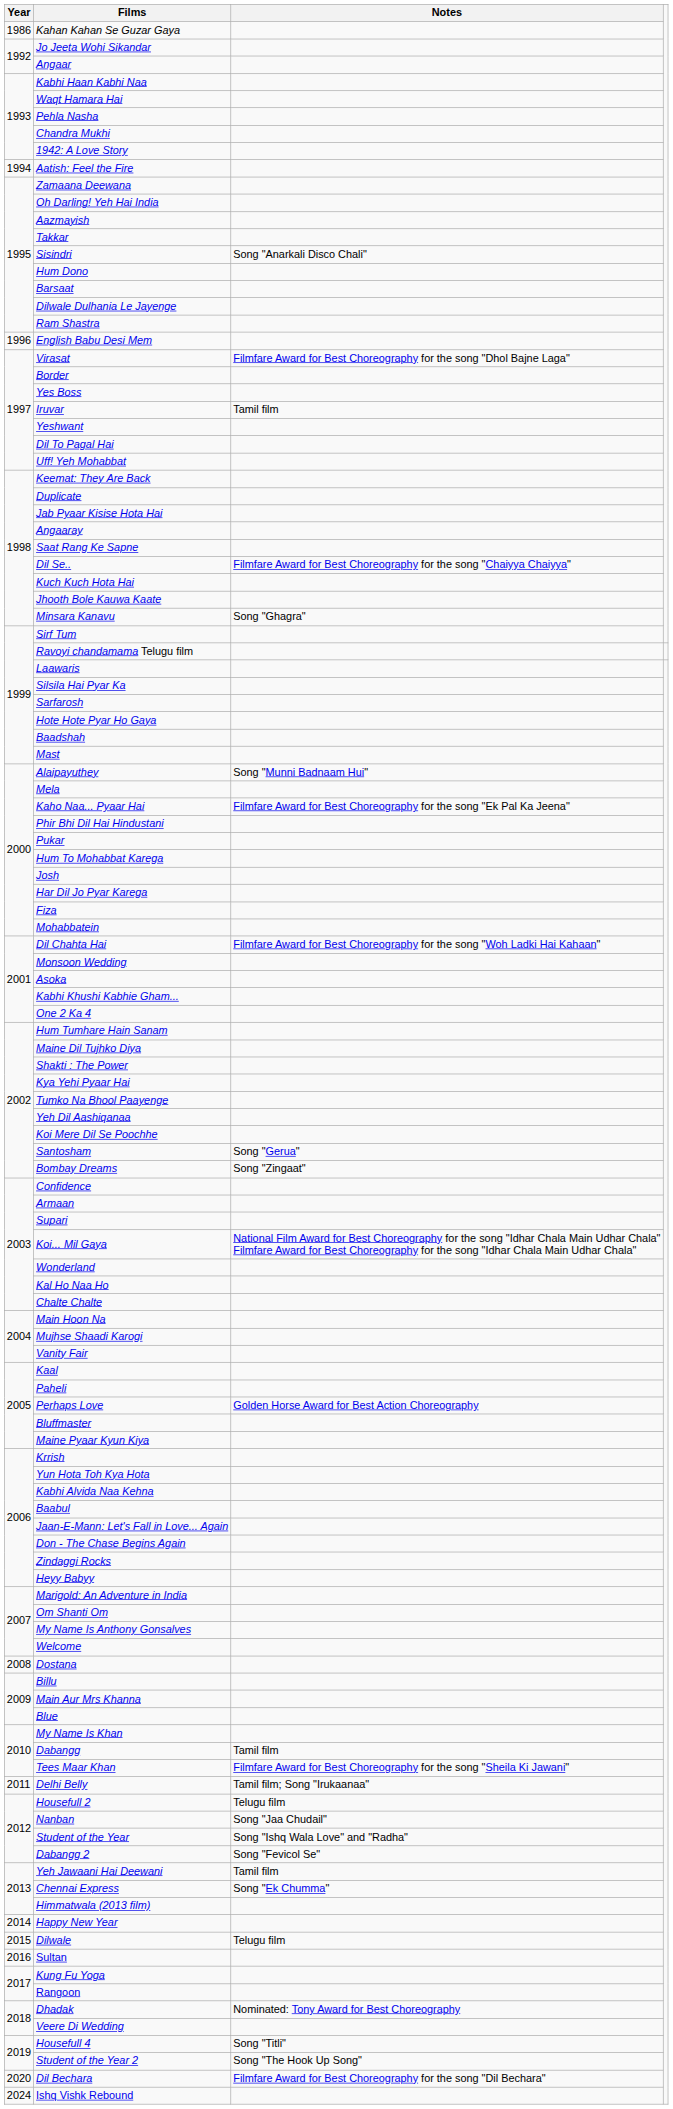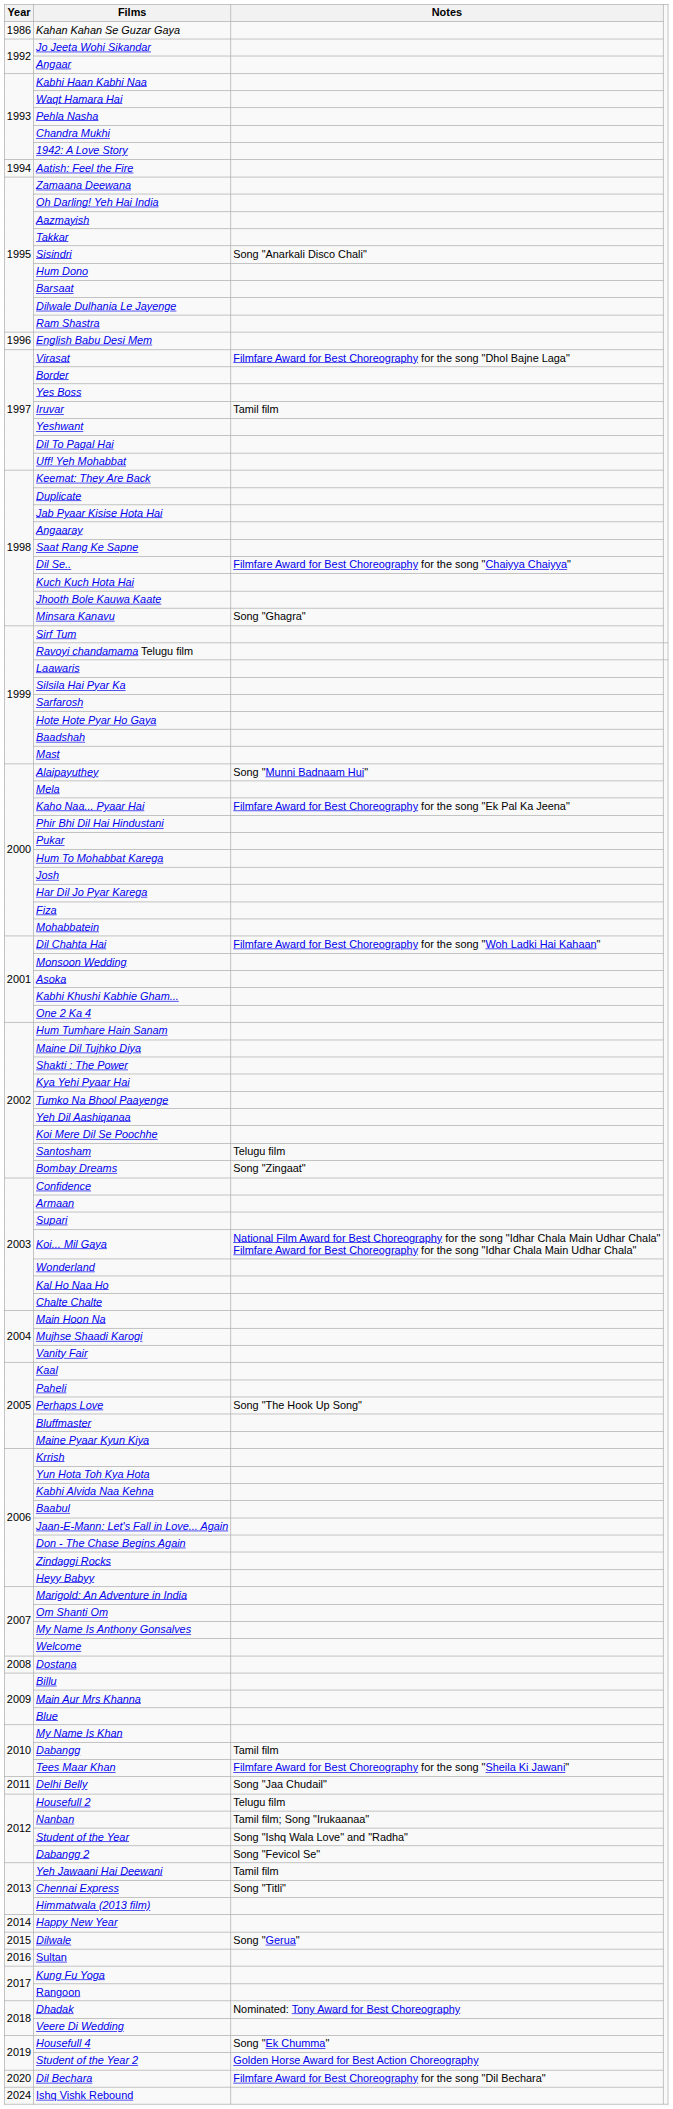(266, 1151) Song "Gerua" -> (259, 1151) Telugu film
(356, 1405) Golden Horse Award for Best Action Choreography -> (298, 1405) Song "The Hook Up Song"
(301, 1785) Tamil film; Song "Irukaanaa" -> (280, 1785) Song "Jaa Chudail"
(280, 1819) Song "Jaa Chudail" -> (301, 1819) Tamil film; Song "Irukaanaa"
(281, 1888) Song "Ek Chumma" -> (260, 1888) Song "Titli"
(259, 1940) Telugu film -> (266, 1940) Song "Gerua"
(260, 2044) Song "Titli" -> (281, 2044) Song "Ek Chumma"
(298, 2061) Song "The Hook Up Song" -> (356, 2061) Golden Horse Award for Best Action Choreography
